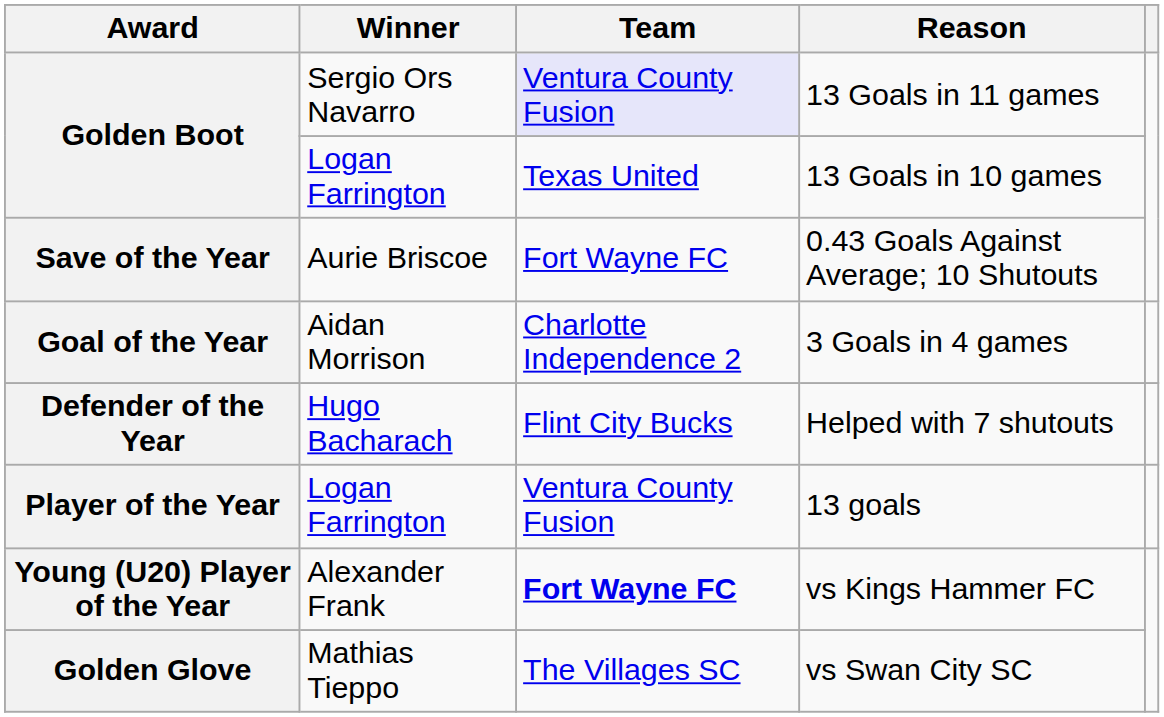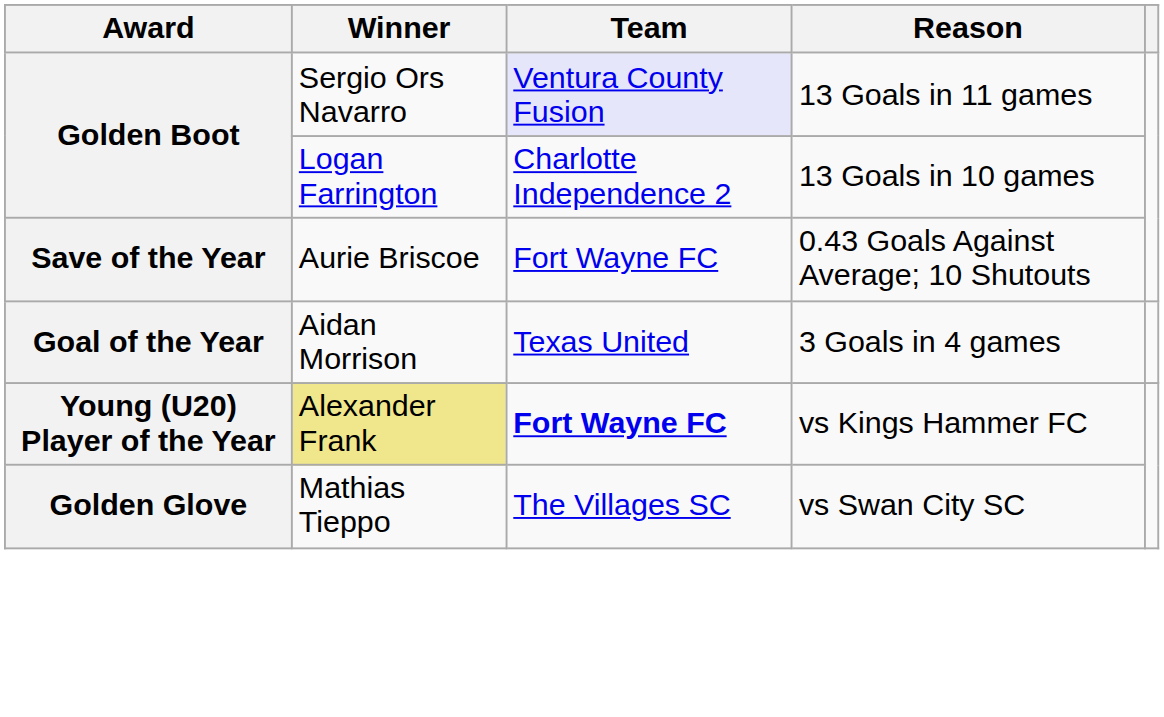(611, 176) Texas United -> (622, 176) Charlotte Independence 2
(632, 341) Charlotte Independence 2 -> (601, 341) Texas United
- row: (960, 423)
- row: (864, 505)
(376, 588) no background -> (367, 423) khaki background
